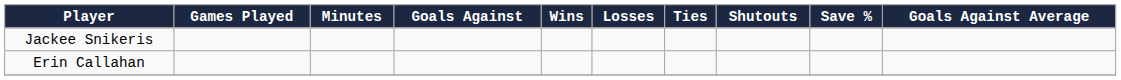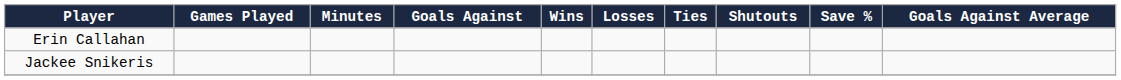rows swapped: (89, 63) <-> (89, 40)
